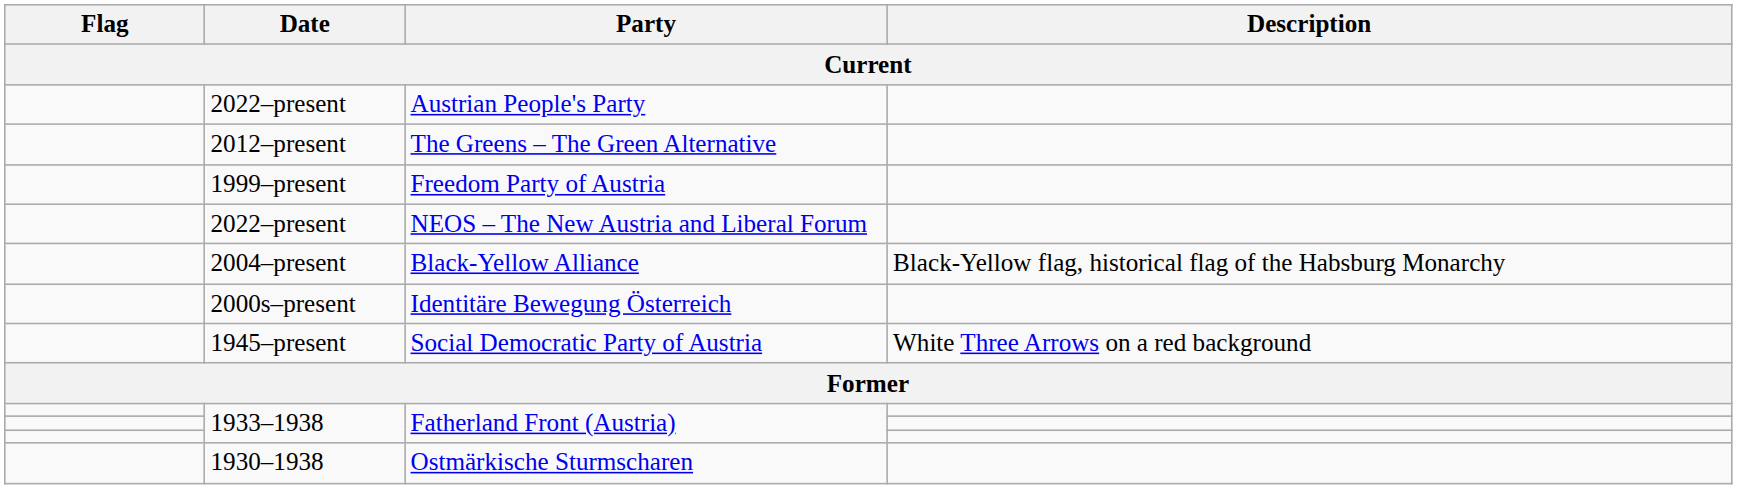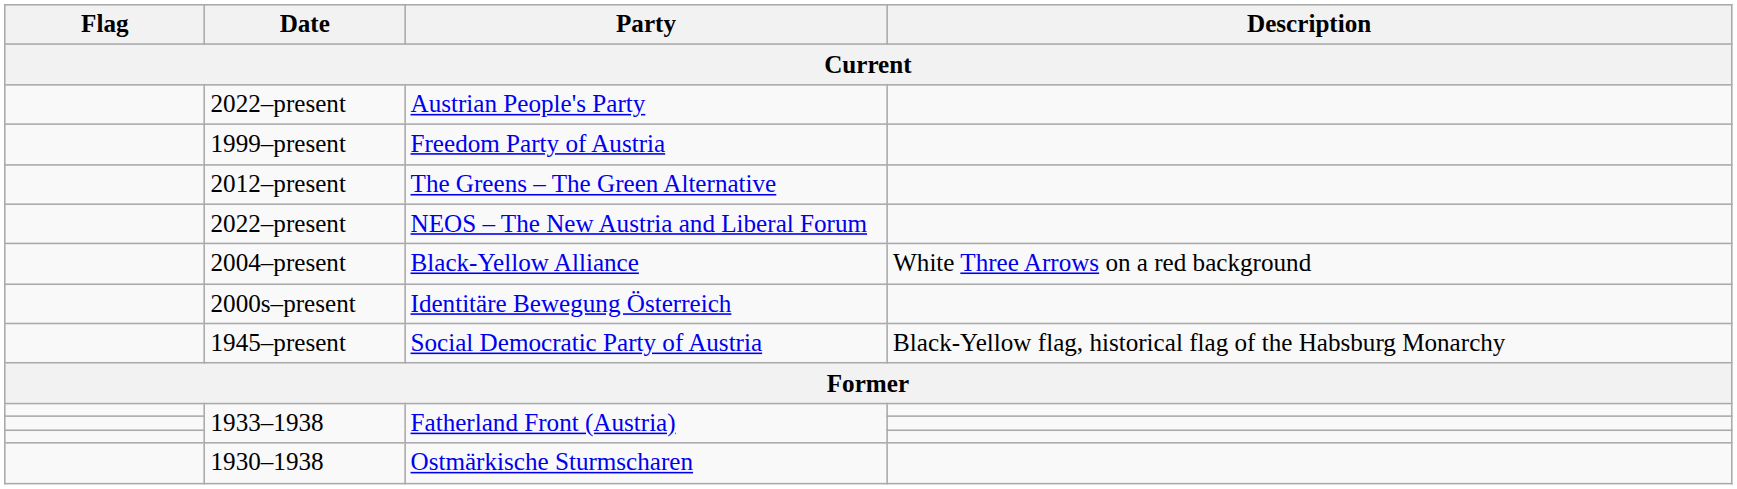rows swapped: (278, 183) <-> (278, 143)
(1199, 263) Black-Yellow flag, historical flag of the Habsburg Monarchy -> (1102, 263) White Three Arrows on a red background
(1102, 343) White Three Arrows on a red background -> (1199, 343) Black-Yellow flag, historical flag of the Habsburg Monarchy
